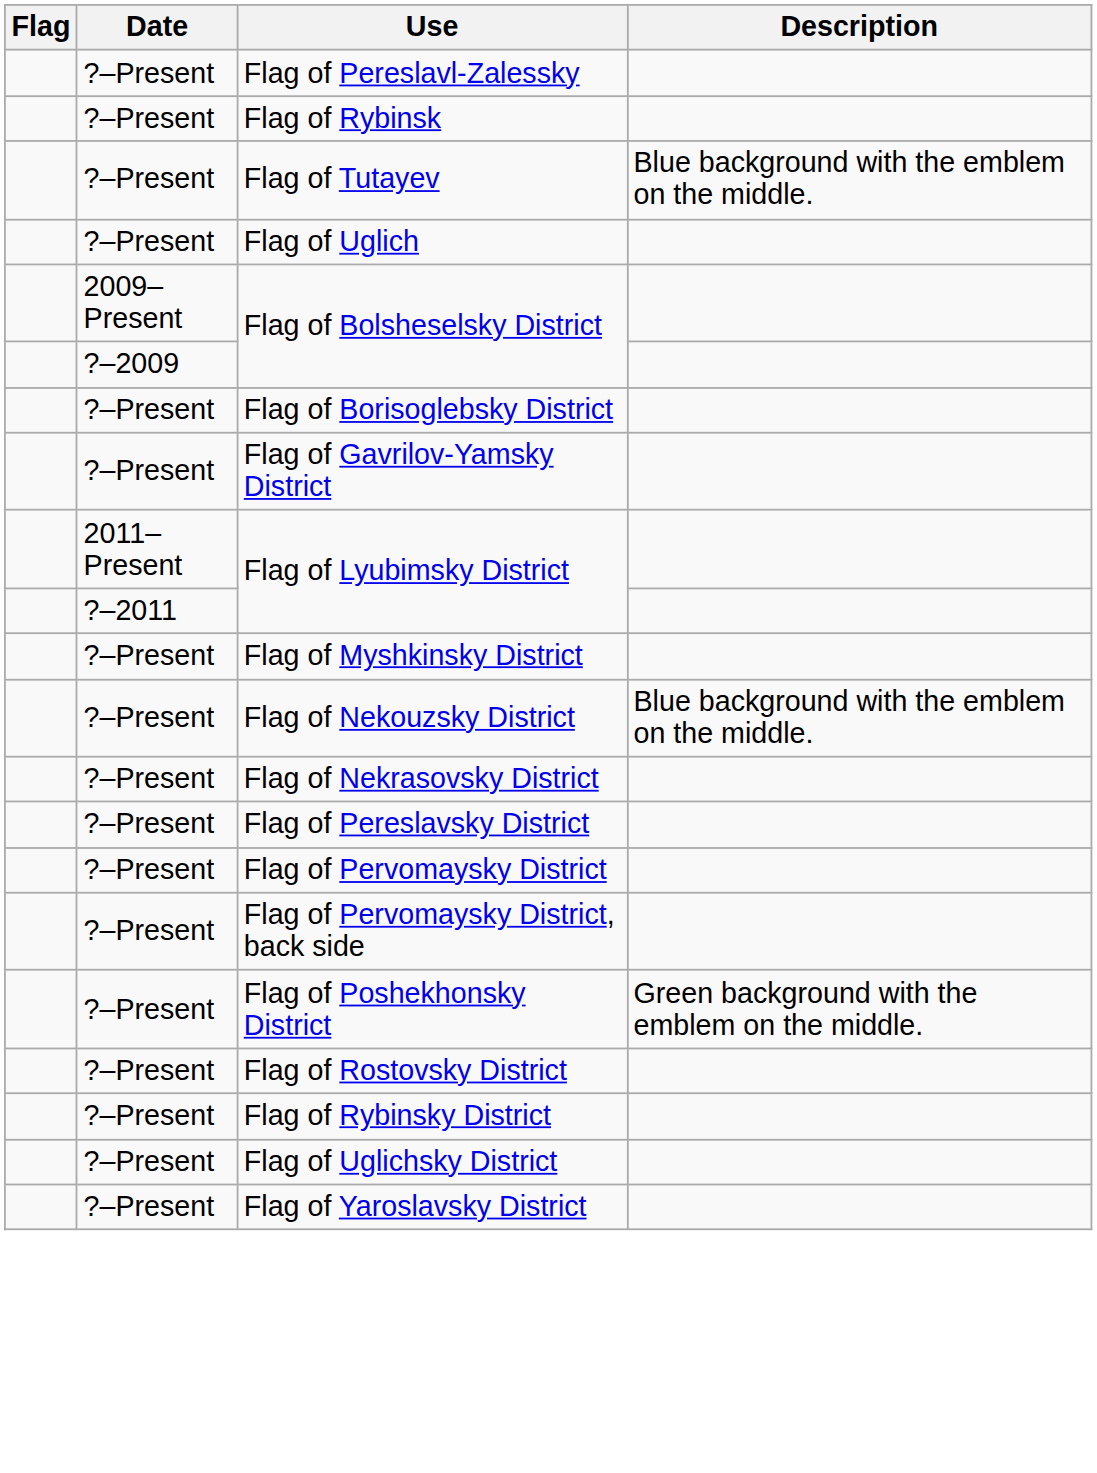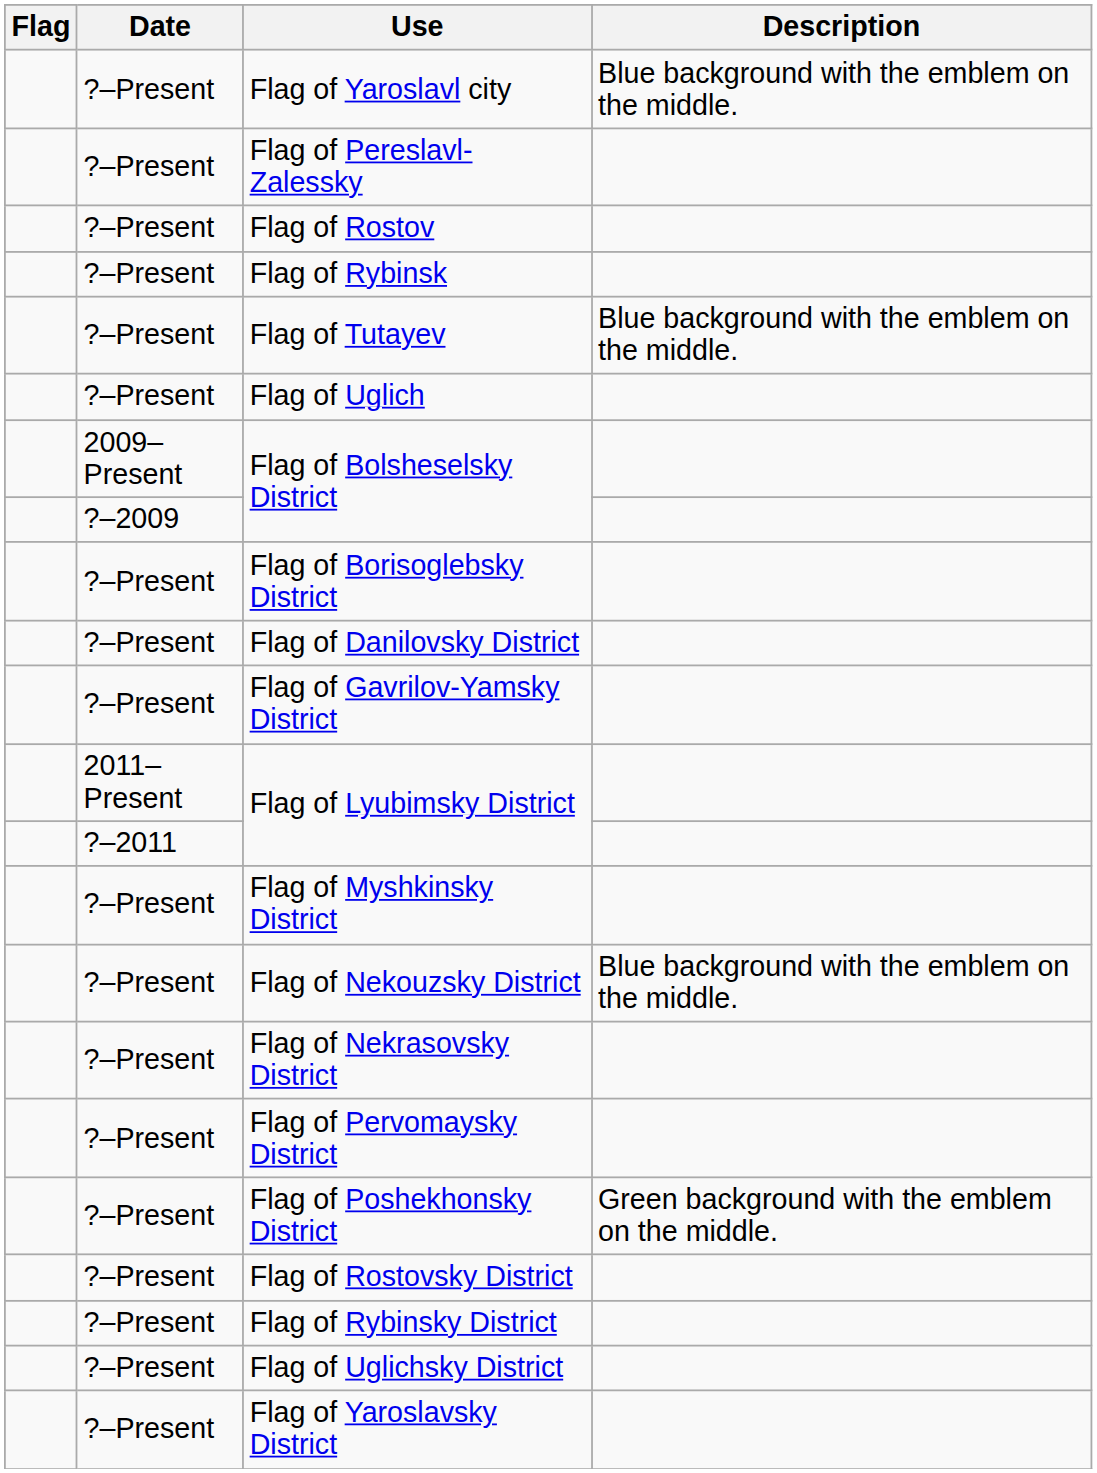+ row: (149, 88)
+ row: (149, 227)
+ row: (149, 642)
- row: (149, 824)
- row: (149, 931)
